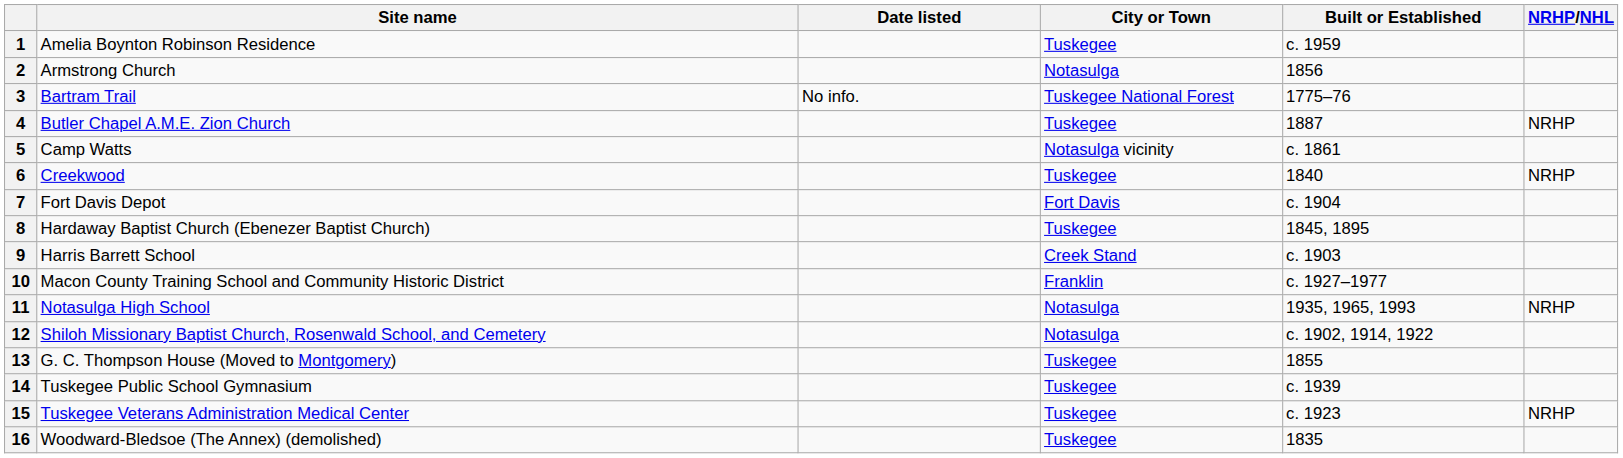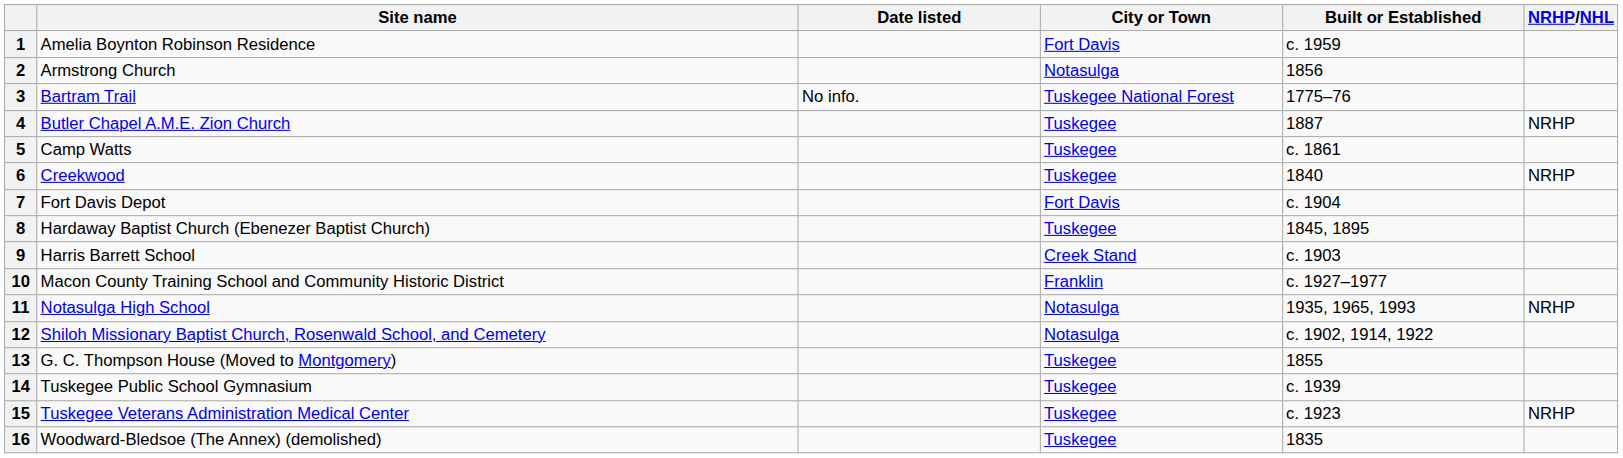(1080, 44) Tuskegee -> (1082, 44) Fort Davis
(1109, 149) Notasulga vicinity -> (1080, 149) Tuskegee
